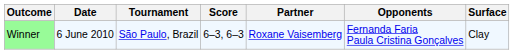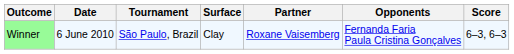columns swapped: (487, 12) <-> (223, 12)
